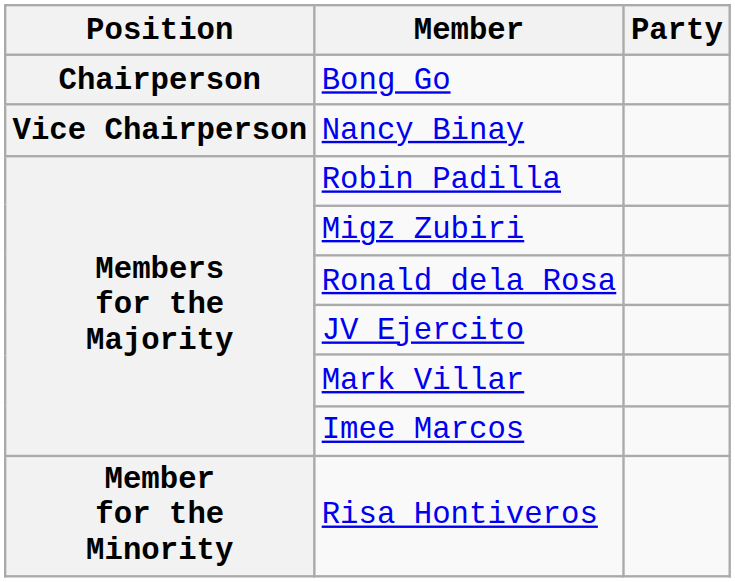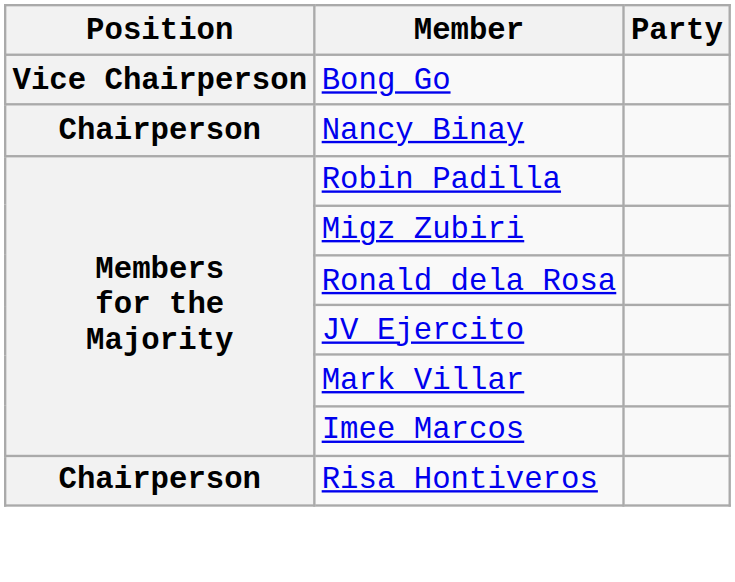(160, 80) Chairperson -> (160, 80) Vice Chairperson
(160, 130) Vice Chairperson -> (160, 130) Chairperson
(160, 516) Member for the Minority -> (160, 480) Chairperson
